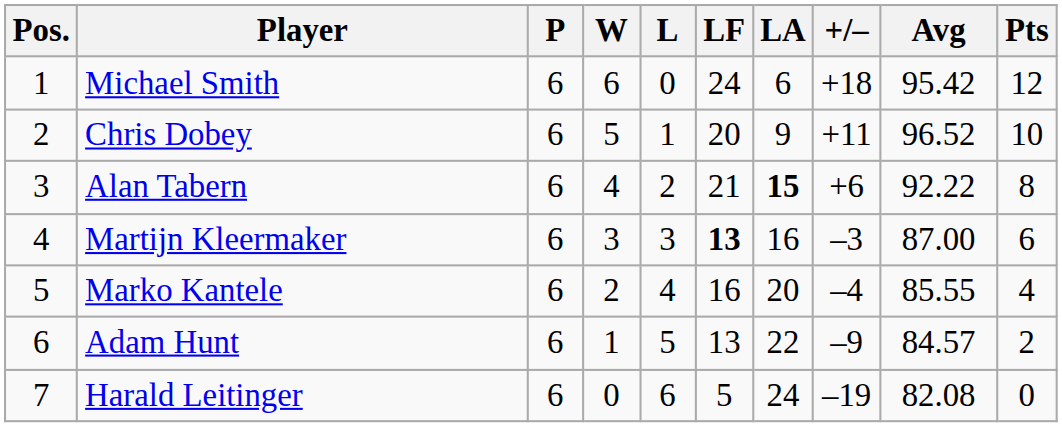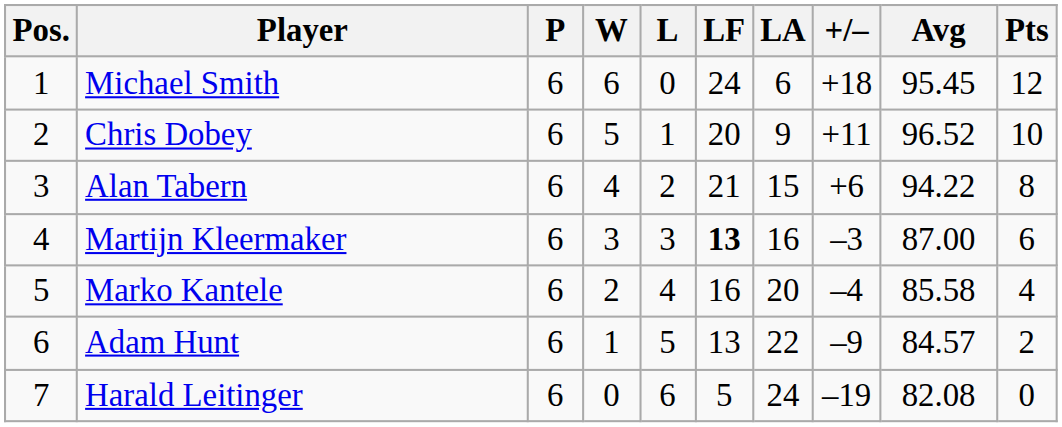(939, 82) 95.42 -> (939, 82) 95.45
(783, 186) bold -> (783, 186) normal
(939, 186) 92.22 -> (939, 186) 94.22
(939, 290) 85.55 -> (939, 290) 85.58
